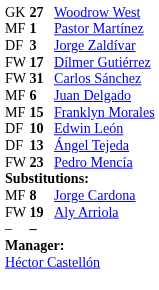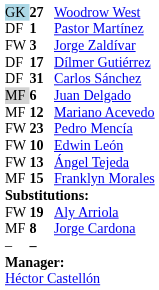(15, 12) no background -> (15, 12) lightblue background
(15, 28) MF -> (14, 28) DF
(14, 45) DF -> (16, 45) FW
(16, 62) FW -> (14, 62) DF
(16, 78) FW -> (14, 78) DF
(15, 95) no background -> (15, 95) lightgrey background
+ row: (37, 112)
rows swapped: (37, 112) <-> (37, 162)
(14, 128) DF -> (16, 145) FW
(14, 145) DF -> (16, 162) FW
rows swapped: (33, 195) <-> (37, 212)
